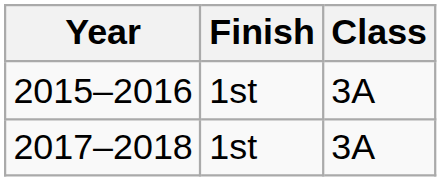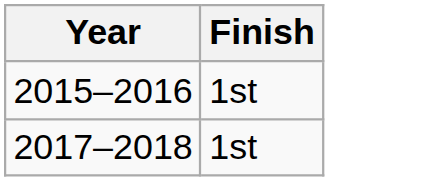- column: (379, 32)
